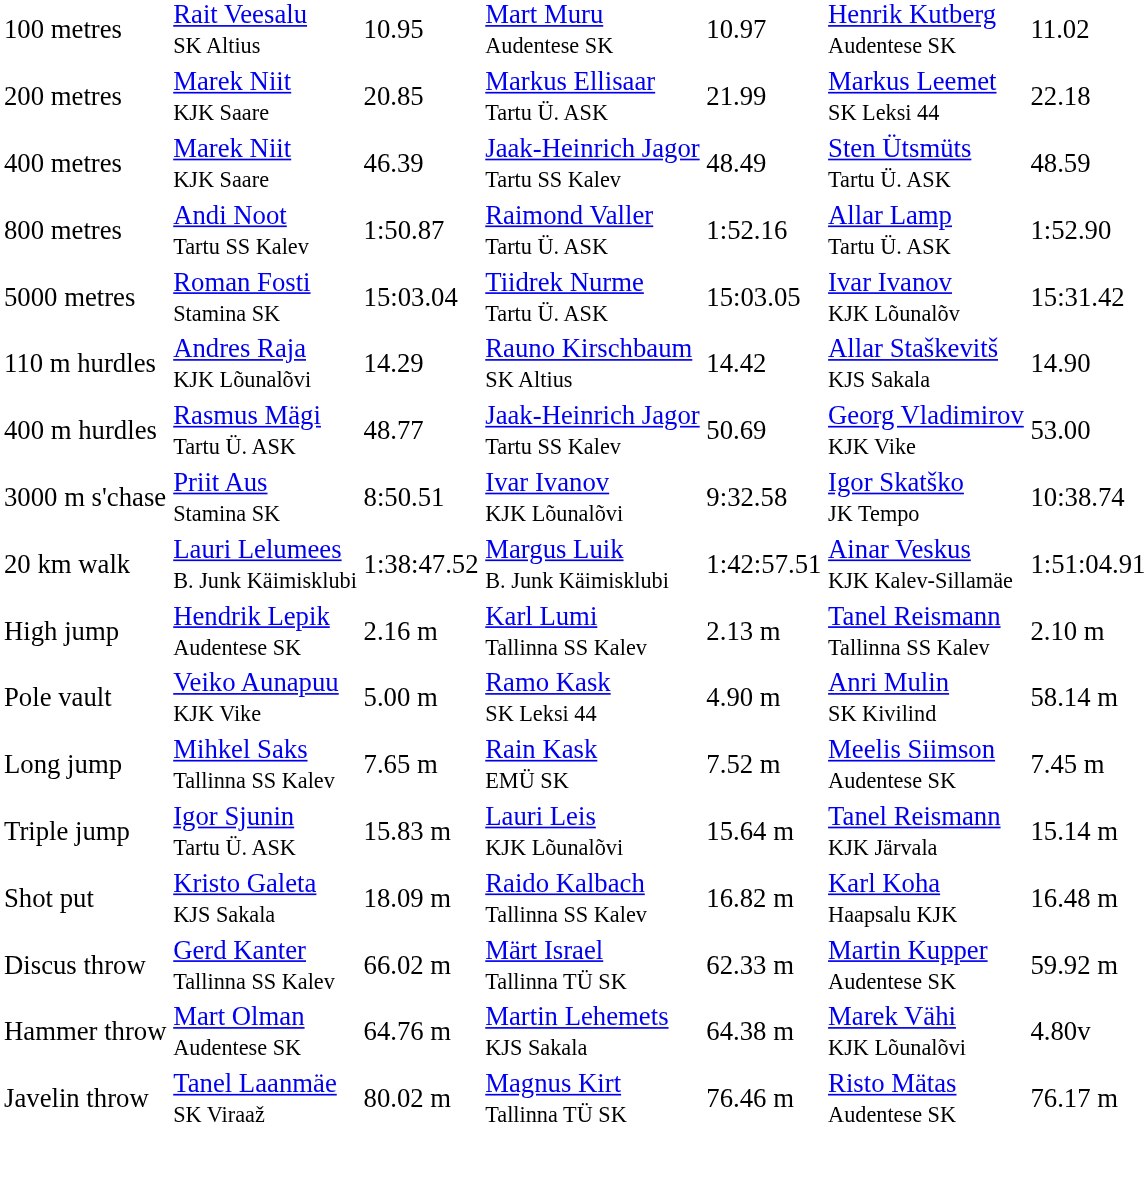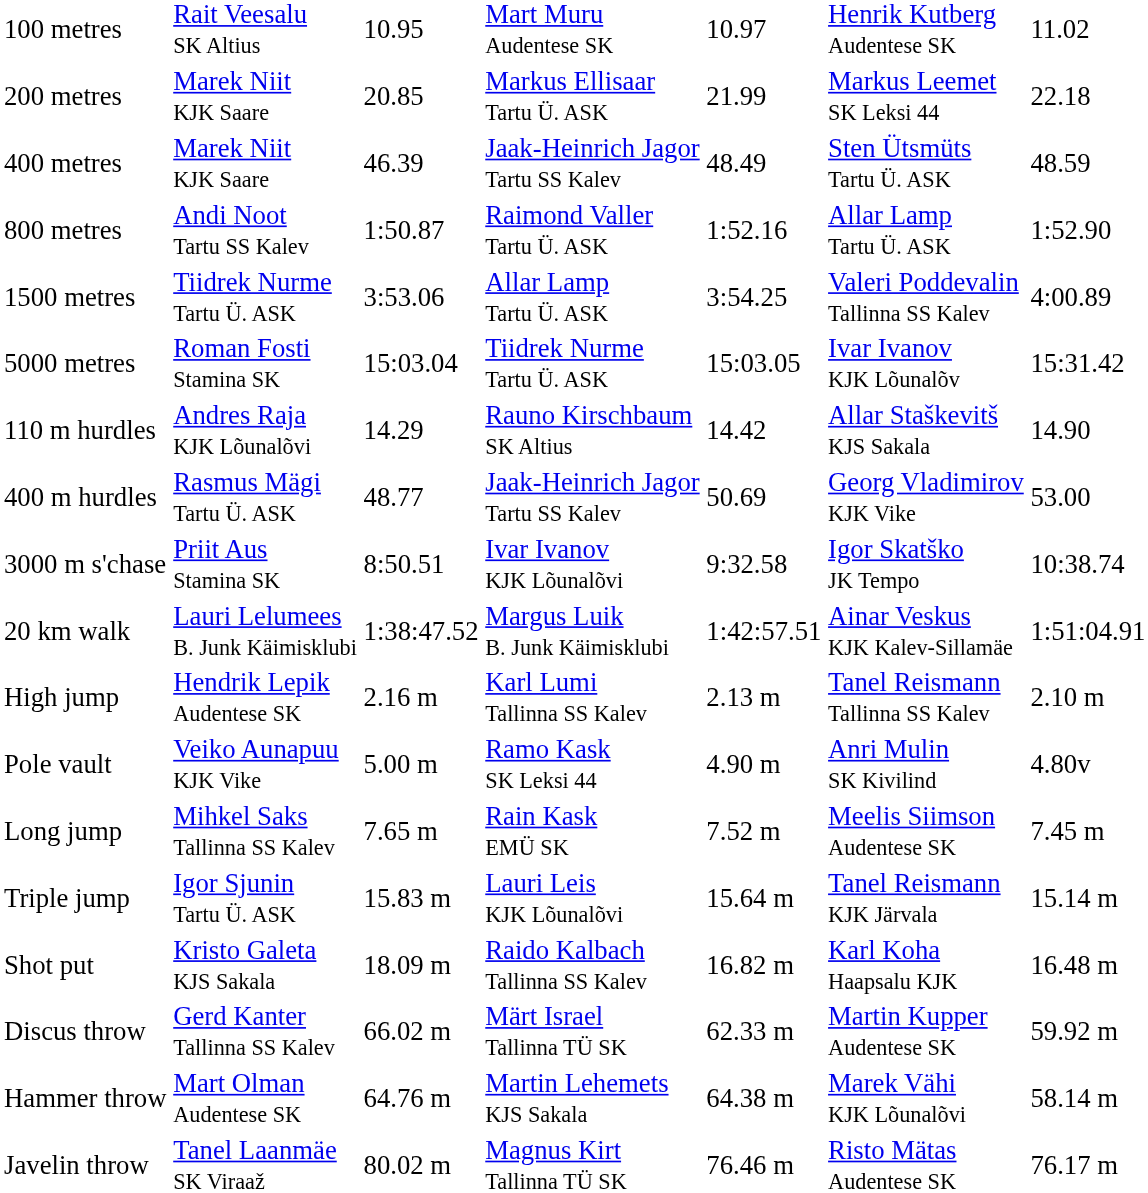+ row: (70, 296)
(1074, 697) 58.14 m -> (1060, 764) 4.80v
(1060, 1031) 4.80v -> (1074, 1098) 58.14 m
